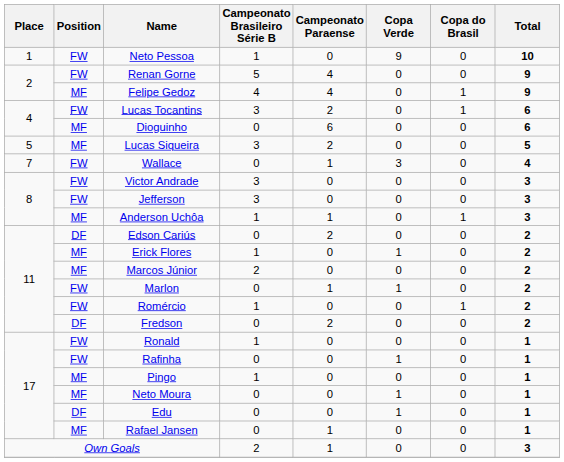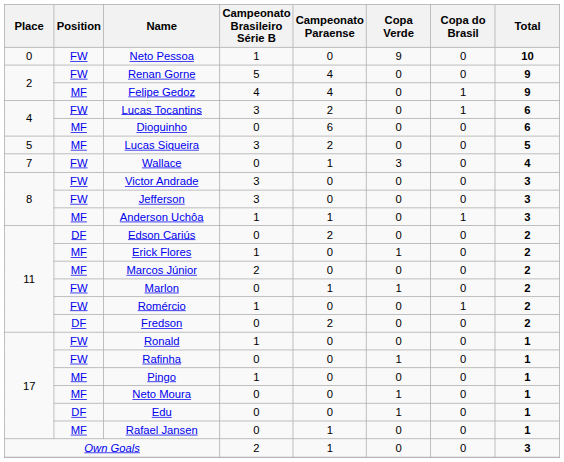(29, 56) 1 -> (29, 56) 0
